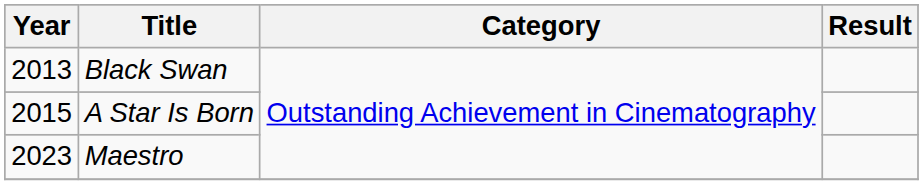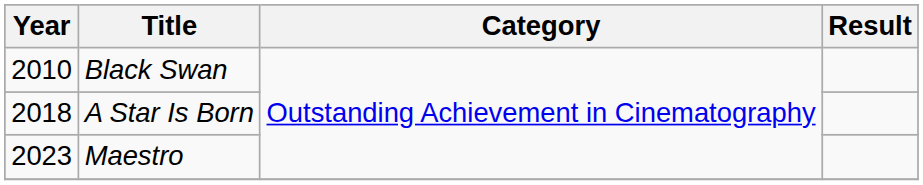(42, 69) 2013 -> (42, 69) 2010
(42, 112) 2015 -> (42, 112) 2018
